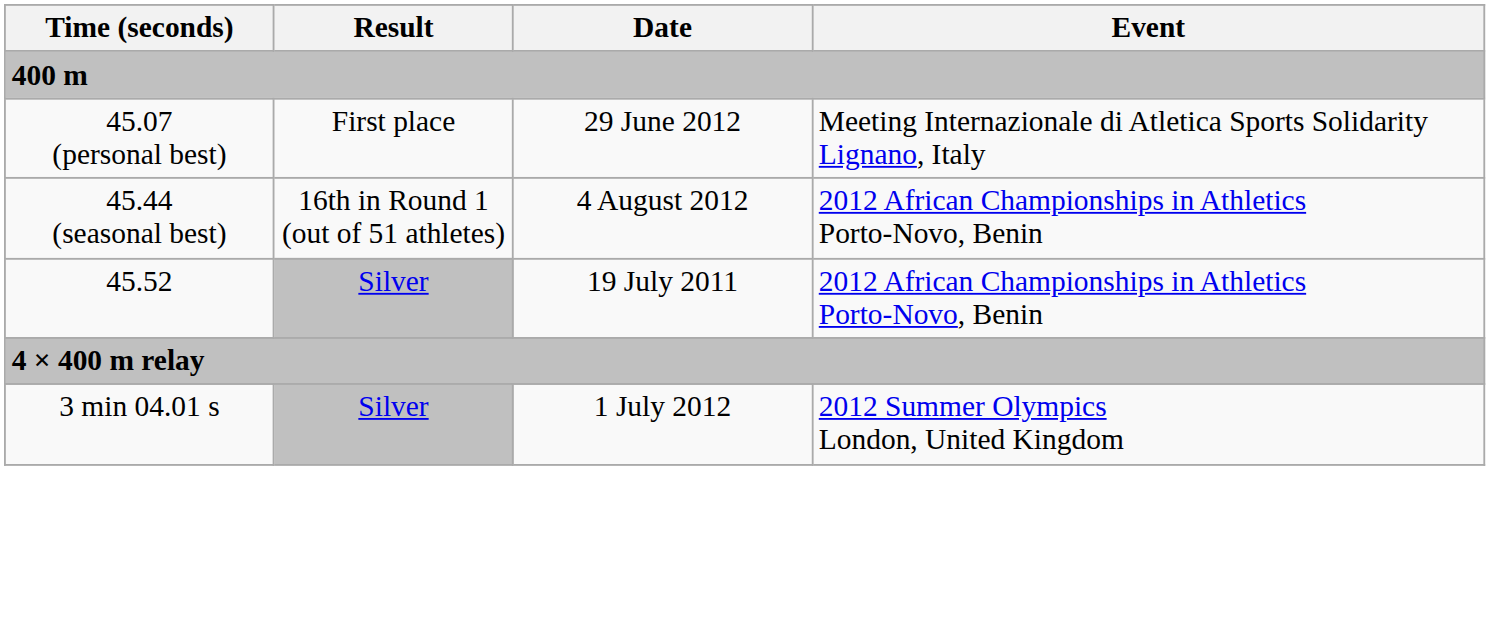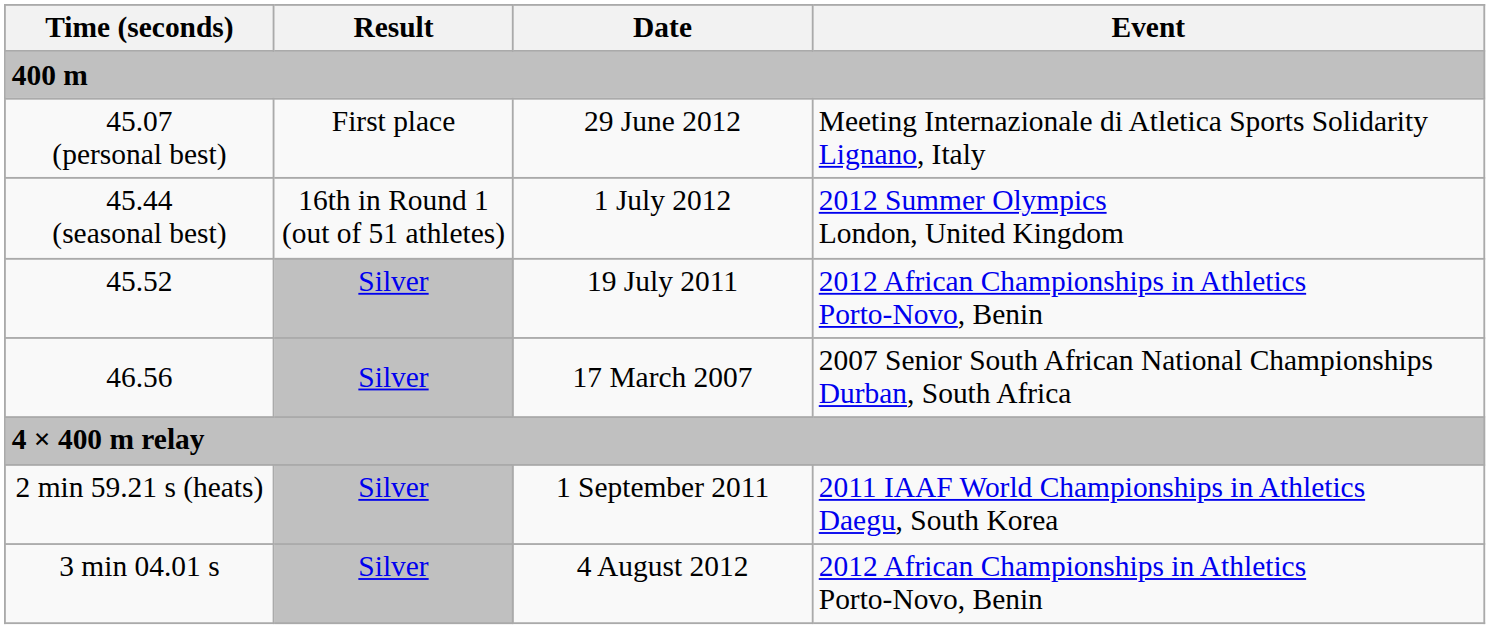(663, 201) 4 August 2012 -> (663, 201) 1 July 2012
(1062, 217) 2012 African Championships in Athletics Porto-Novo, Benin -> (971, 217) 2012 Summer Olympics London, United Kingdom
+ row: (139, 377)
+ row: (139, 487)
(663, 407) 1 July 2012 -> (663, 566) 4 August 2012
(971, 423) 2012 Summer Olympics London, United Kingdom -> (1062, 583) 2012 African Championships in Athletics Porto-Novo, Benin
